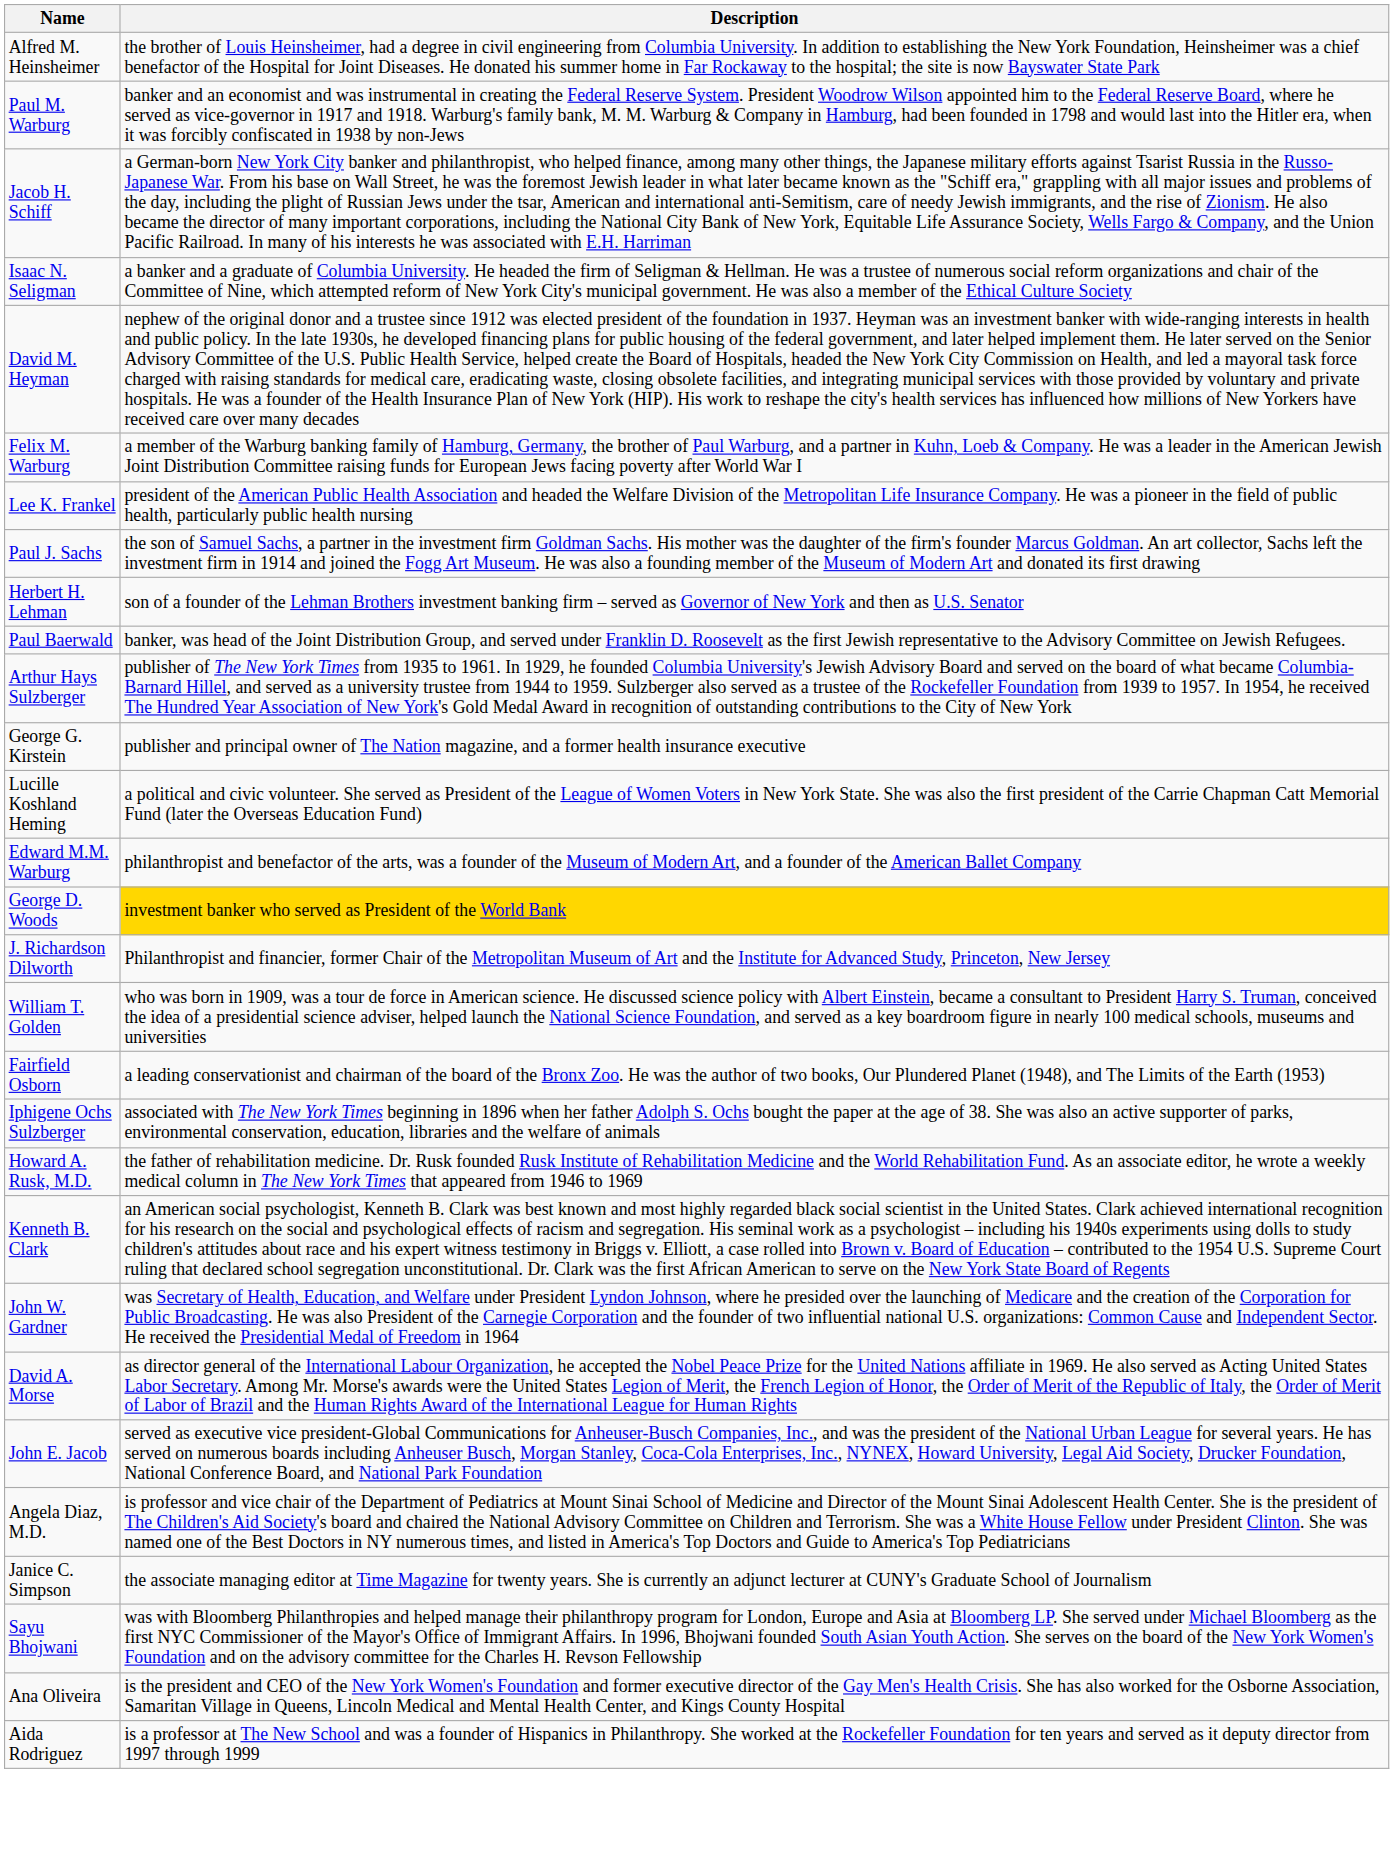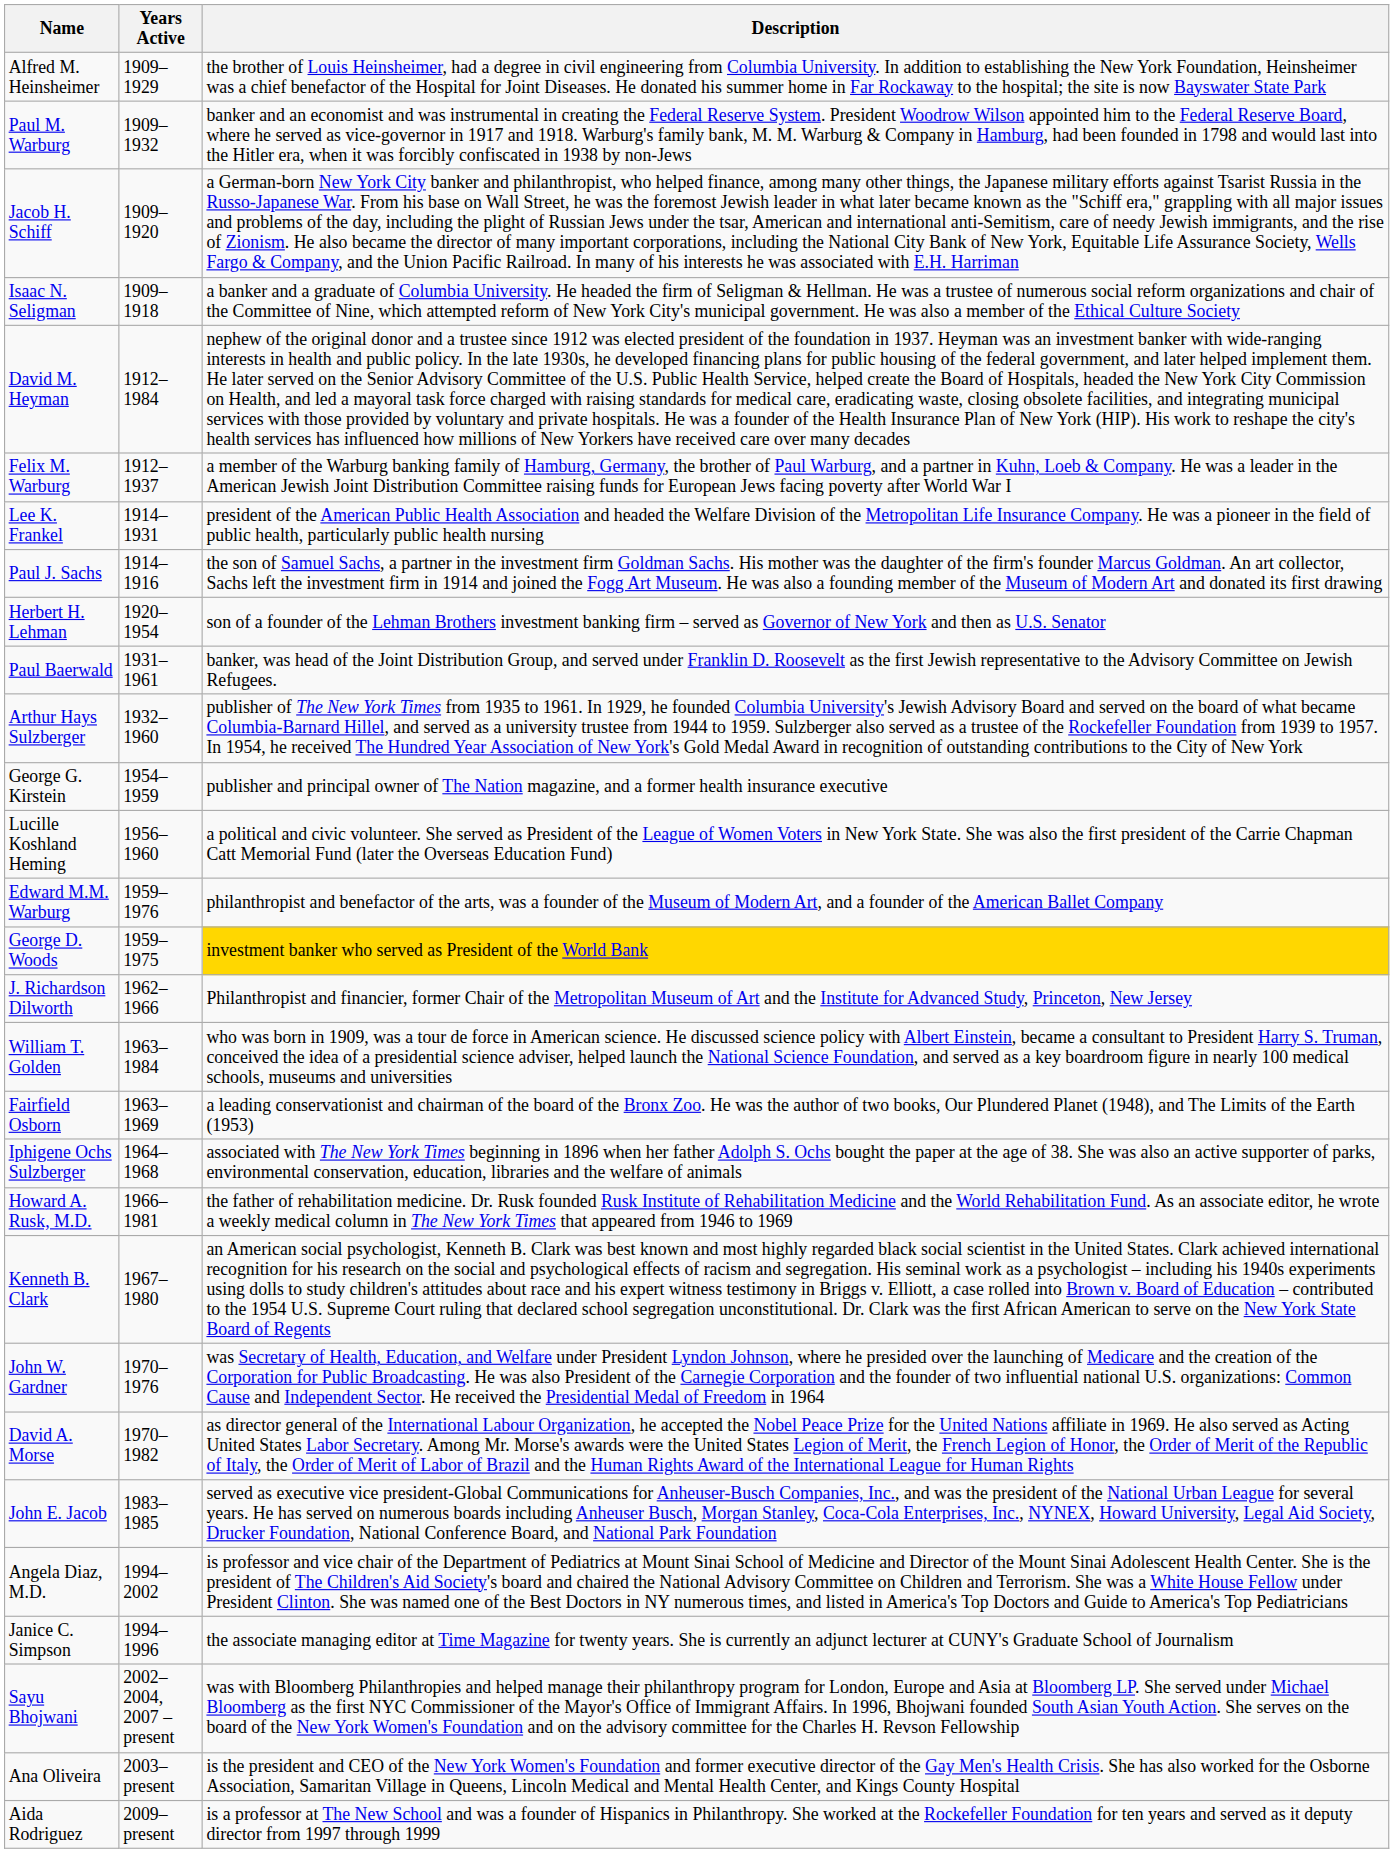+ column: (161, 28)
